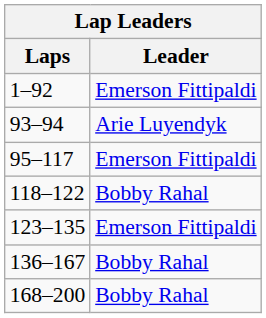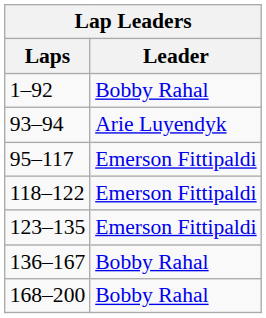(176, 90) Emerson Fittipaldi -> (152, 90) Bobby Rahal
(152, 192) Bobby Rahal -> (176, 192) Emerson Fittipaldi
